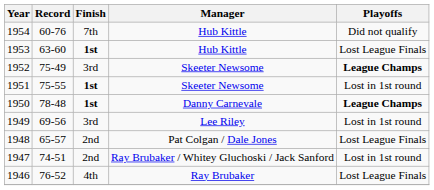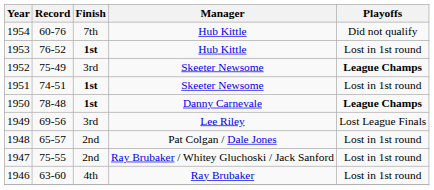(53, 49) 63-60 -> (53, 49) 76-52
(383, 49) Lost League Finals -> (383, 49) Lost in 1st round
(53, 85) 75-55 -> (53, 85) 74-51
(383, 121) Lost in 1st round -> (383, 121) Lost League Finals
(383, 139) Lost League Finals -> (383, 139) Lost in 1st round
(53, 157) 74-51 -> (53, 157) 75-55
(53, 175) 76-52 -> (53, 175) 63-60
(383, 175) Lost League Finals -> (383, 175) Lost in 1st round
